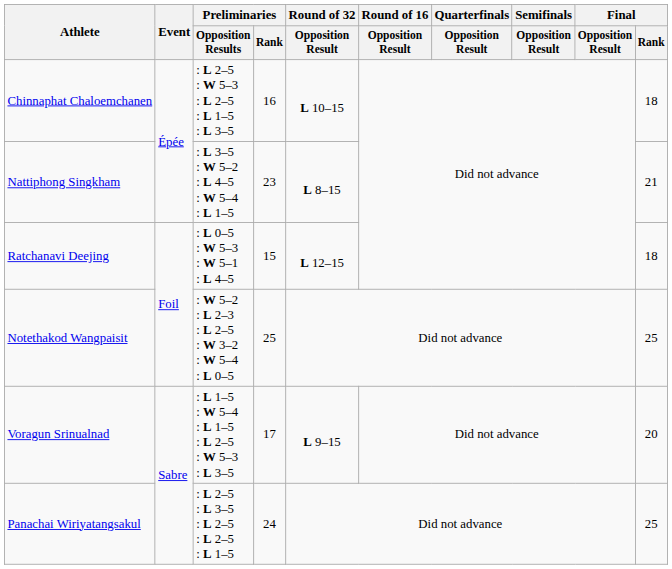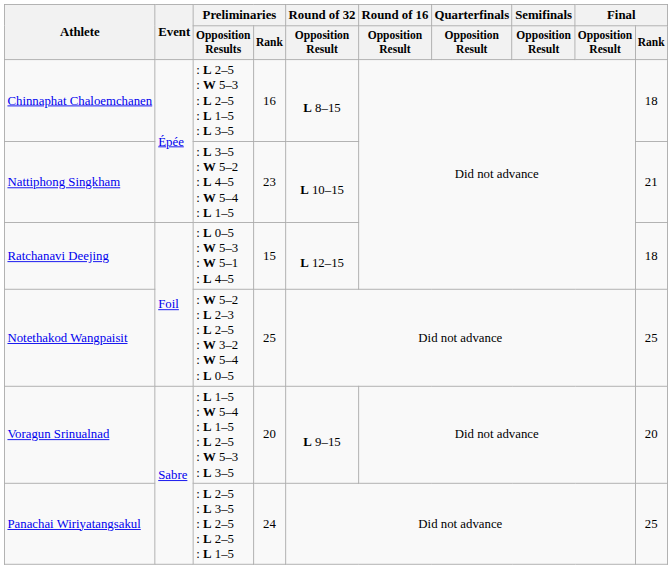(322, 108) L 10–15 -> (322, 108) L 8–15
(322, 190) L 8–15 -> (322, 190) L 10–15
(269, 435) 17 -> (269, 435) 20
